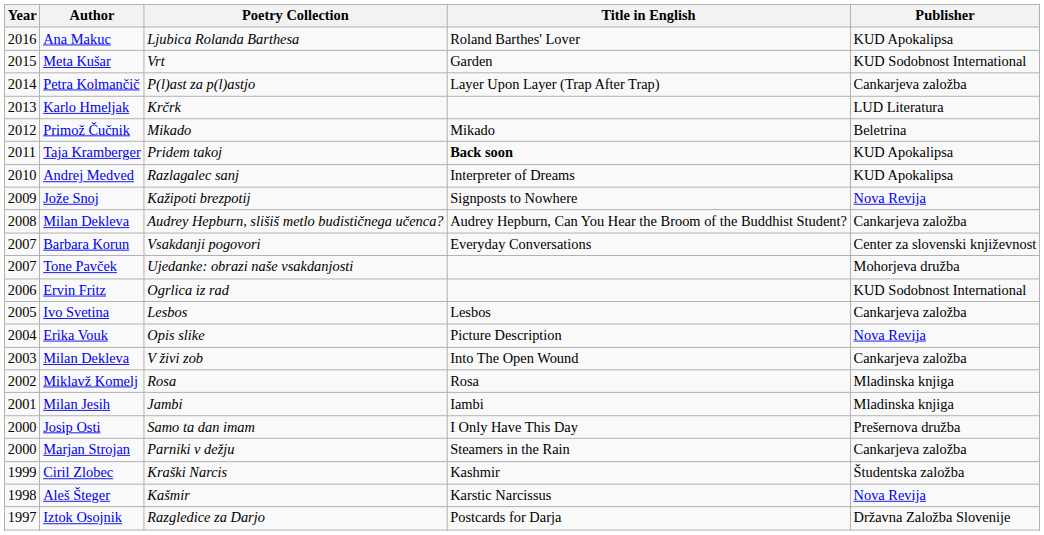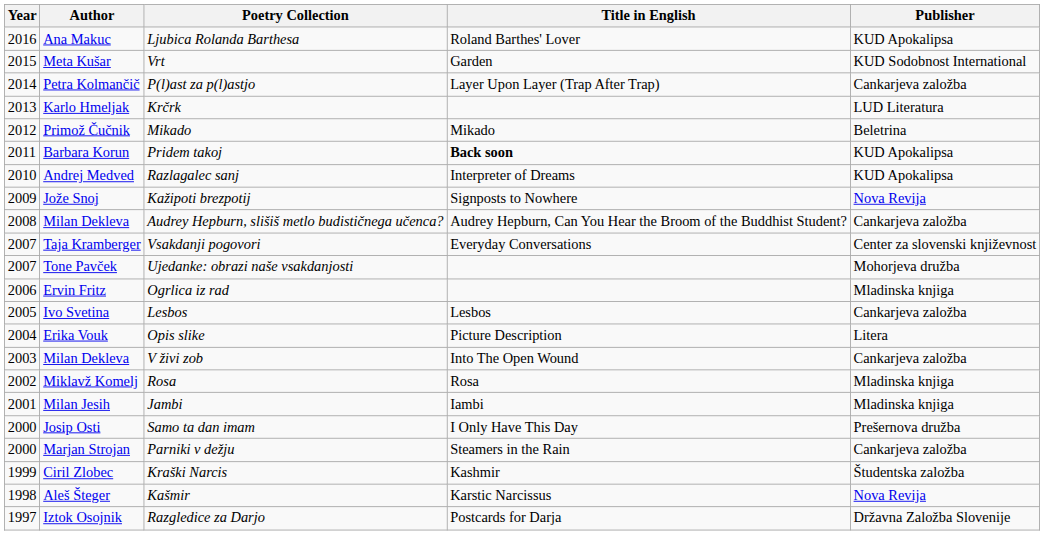(92, 152) Taja Kramberger -> (86, 152) Barbara Korun
(86, 244) Barbara Korun -> (92, 244) Taja Kramberger
(940, 289) KUD Sodobnost International -> (904, 289) Mladinska knjiga
(890, 335) Nova Revija -> (871, 335) Litera
